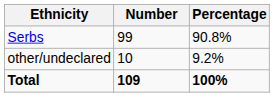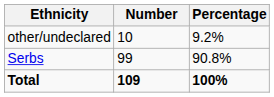rows swapped: (26, 37) <-> (59, 59)
